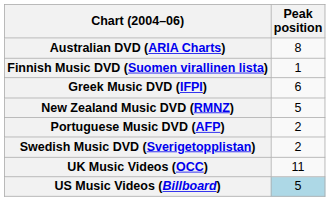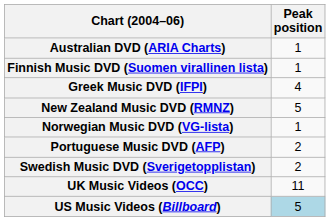(298, 48) 8 -> (298, 48) 1
(298, 87) 6 -> (298, 87) 4
+ row: (138, 127)
